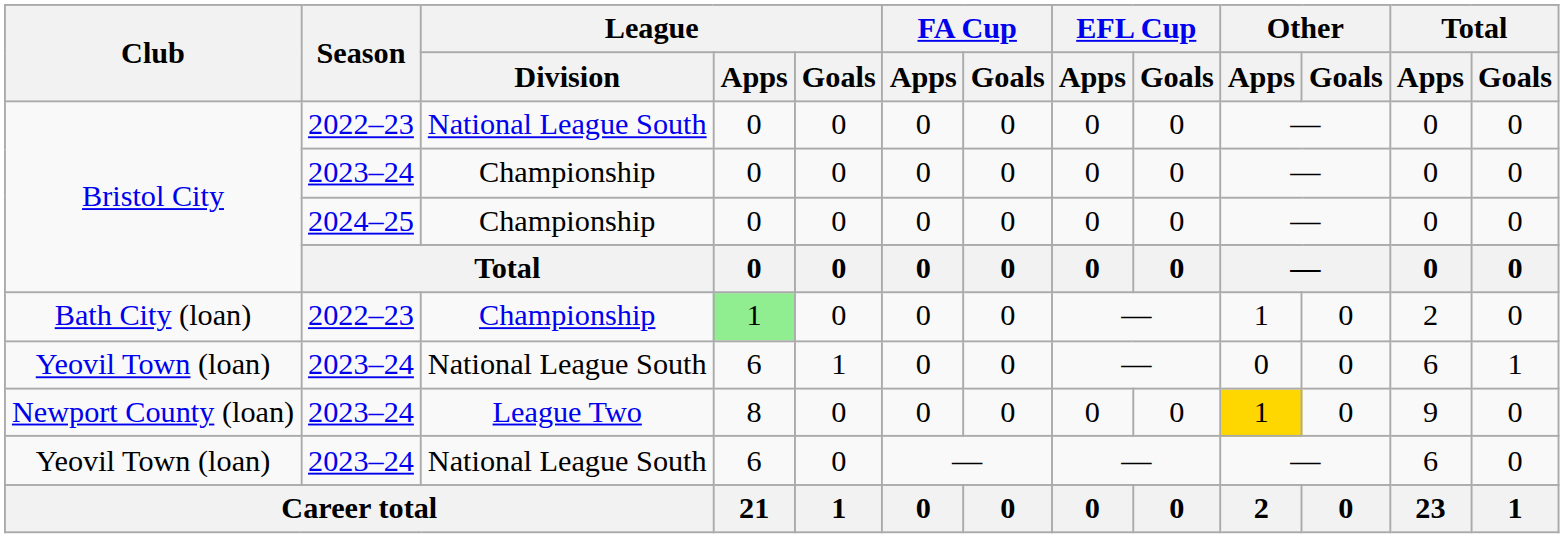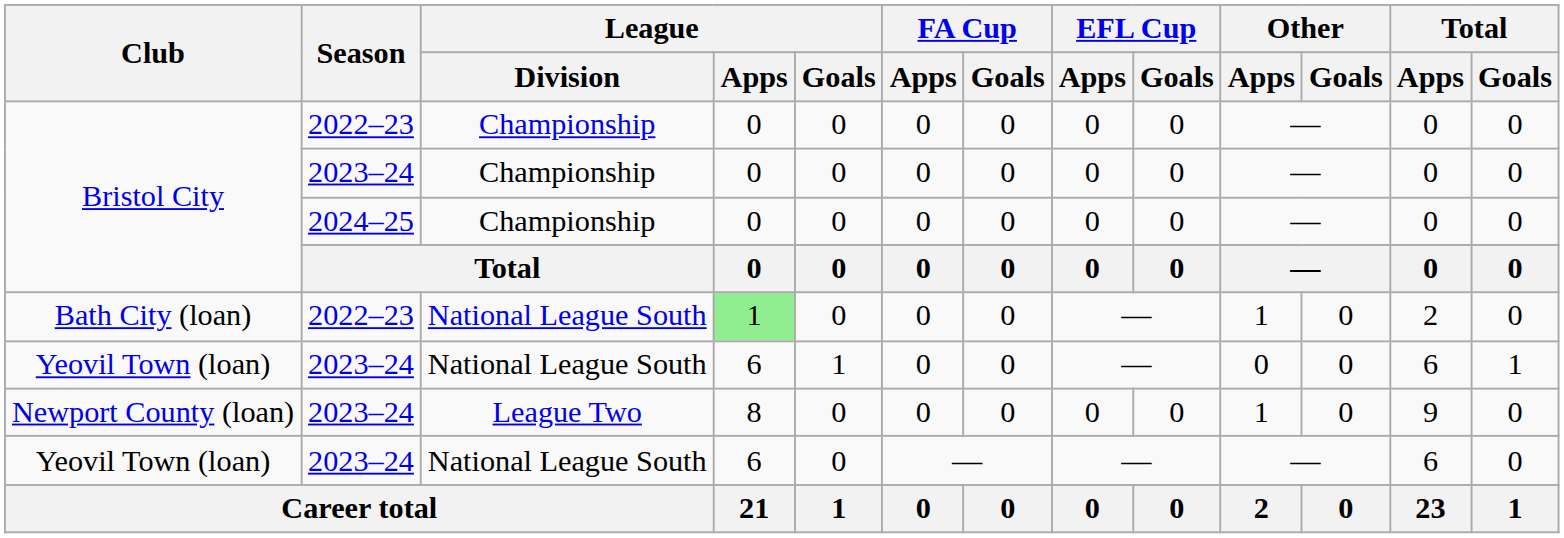(567, 124) National League South -> (567, 124) Championship
(567, 316) Championship -> (567, 316) National League South
(1261, 412) gold background -> (1261, 412) no background
